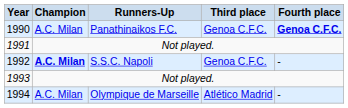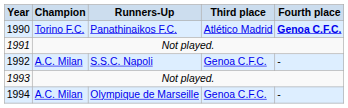(59, 29) A.C. Milan -> (60, 29) Torino F.C.
(235, 29) Genoa C.F.C. -> (238, 29) Atlético Madrid
(60, 62) bold -> (59, 62) normal
(238, 95) Atlético Madrid -> (235, 95) Genoa C.F.C.
